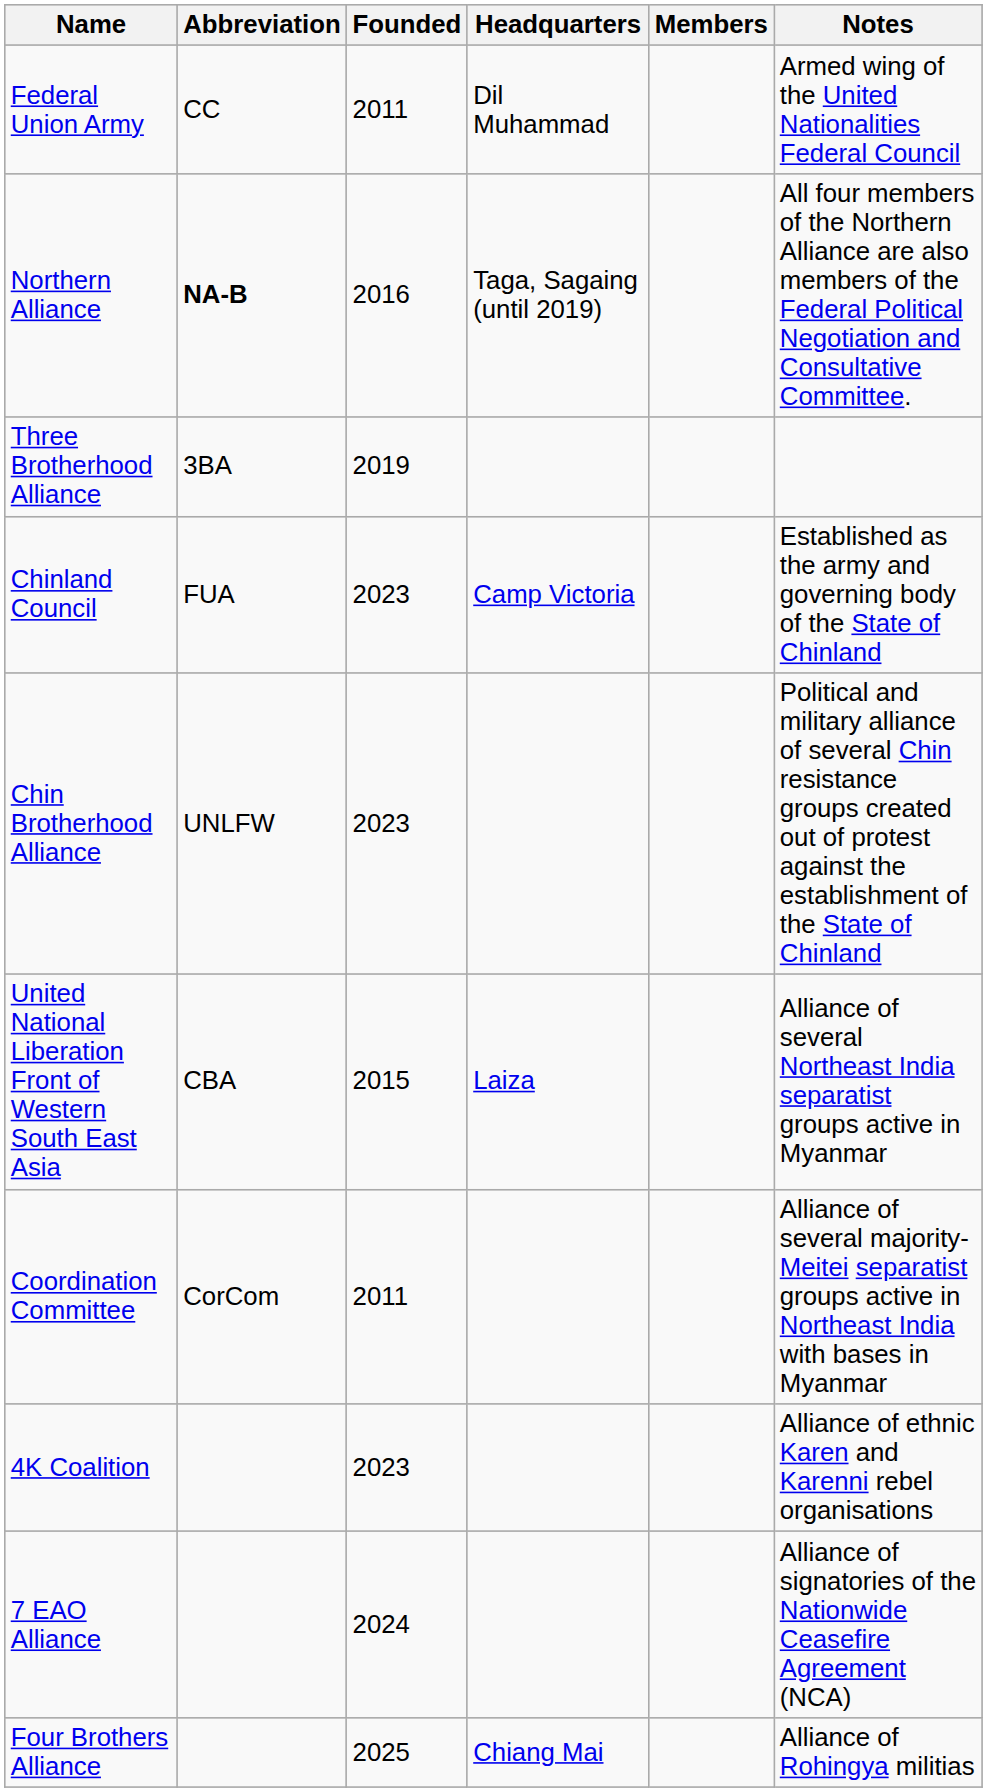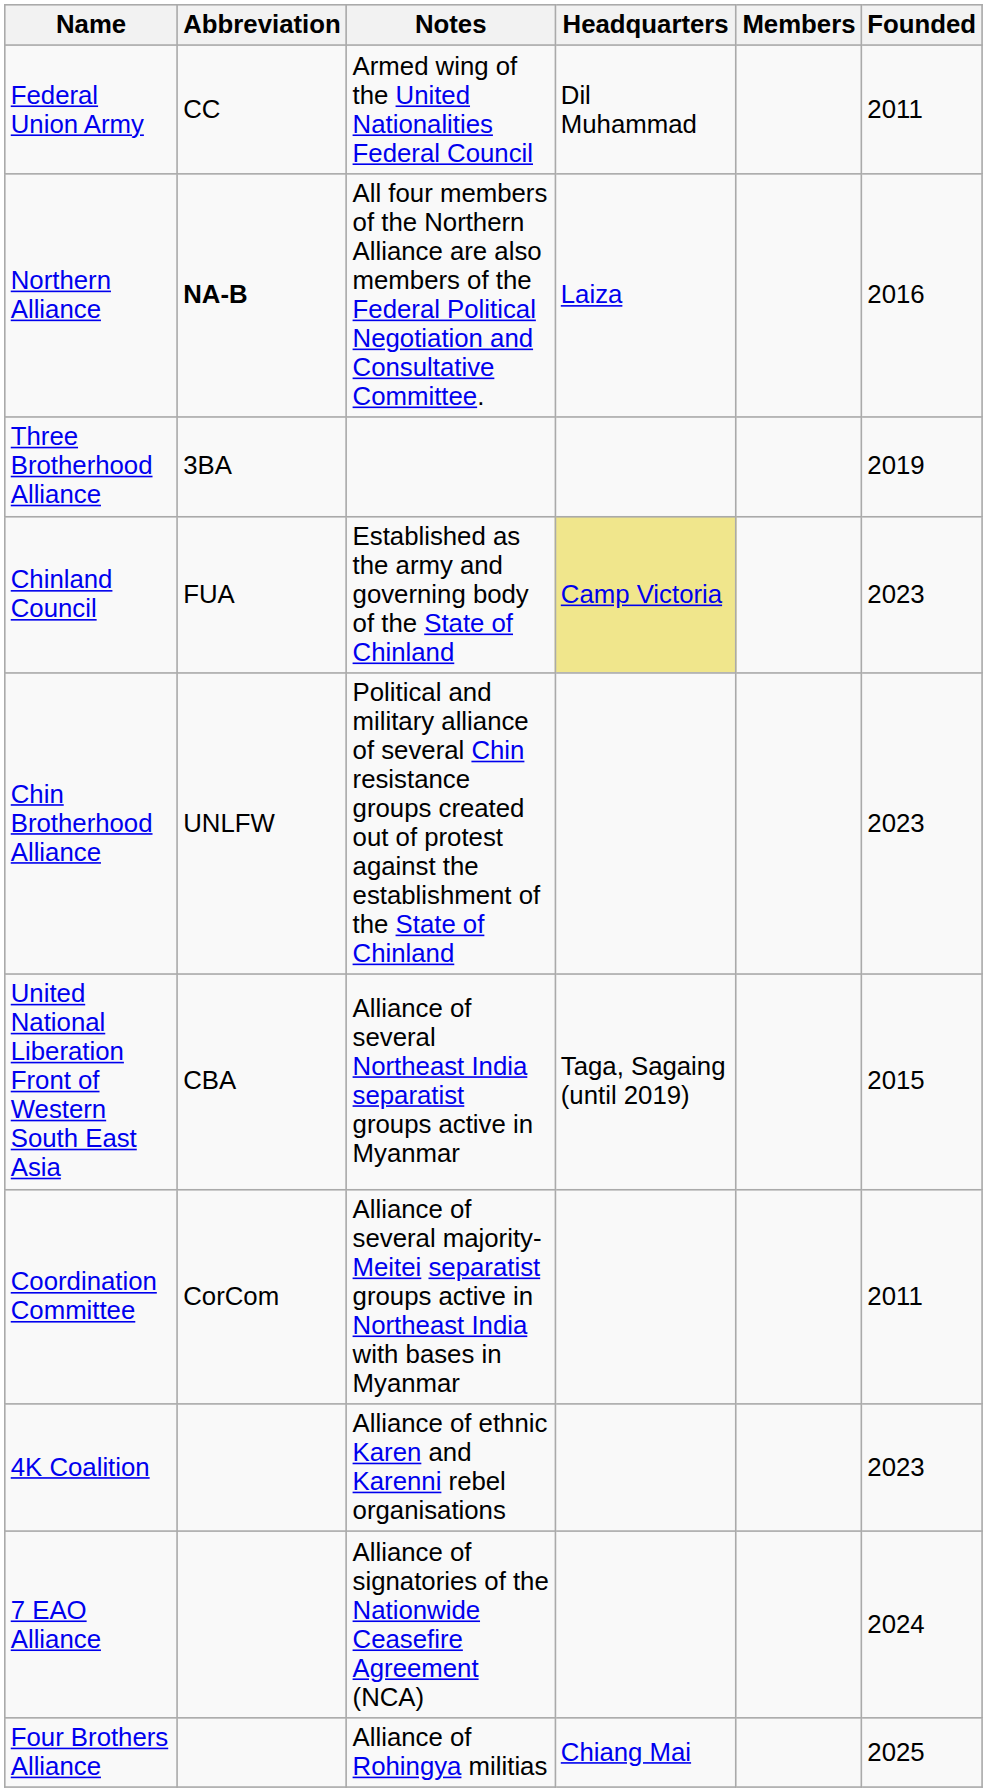columns swapped: (407, 24) <-> (878, 24)
(556, 295) Taga, Sagaing (until 2019) -> (592, 295) Laiza
(554, 594) no background -> (641, 594) khaki background
(504, 1081) Laiza -> (643, 1081) Taga, Sagaing (until 2019)
